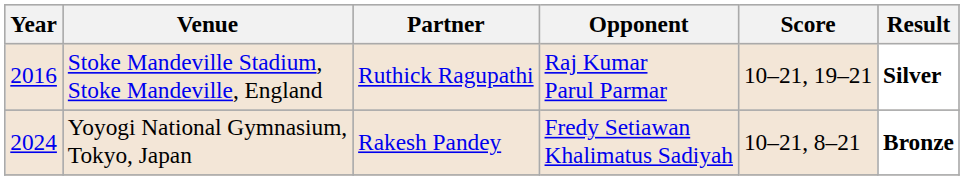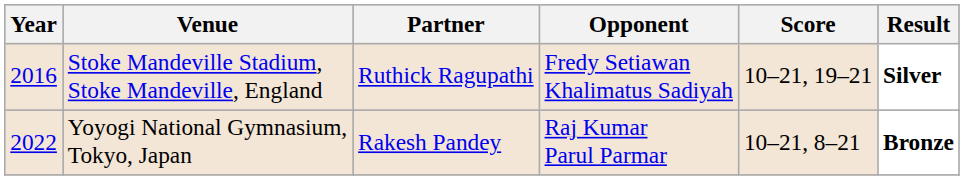(606, 76) Raj Kumar Parul Parmar -> (639, 76) Fredy Setiawan Khalimatus Sadiyah
(34, 142) 2024 -> (34, 142) 2022
(639, 142) Fredy Setiawan Khalimatus Sadiyah -> (606, 142) Raj Kumar Parul Parmar
